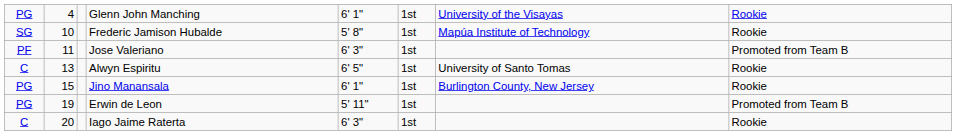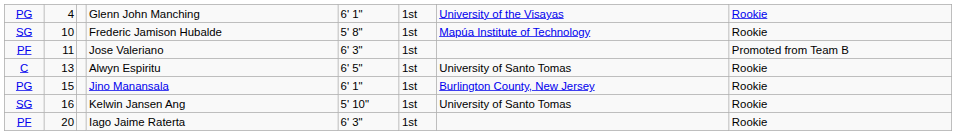+ row: (137, 104)
- row: (126, 104)
(24, 122) C -> (24, 122) PF
